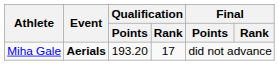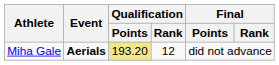(130, 51) no background -> (130, 51) khaki background
(168, 51) 17 -> (168, 51) 12
